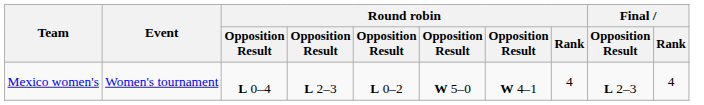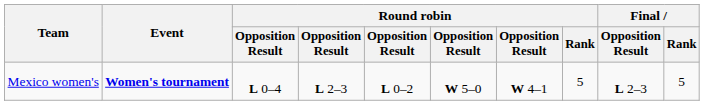(162, 81) normal -> (167, 81) bold
(569, 81) 4 -> (580, 81) 5
(671, 81) 4 -> (682, 81) 5
